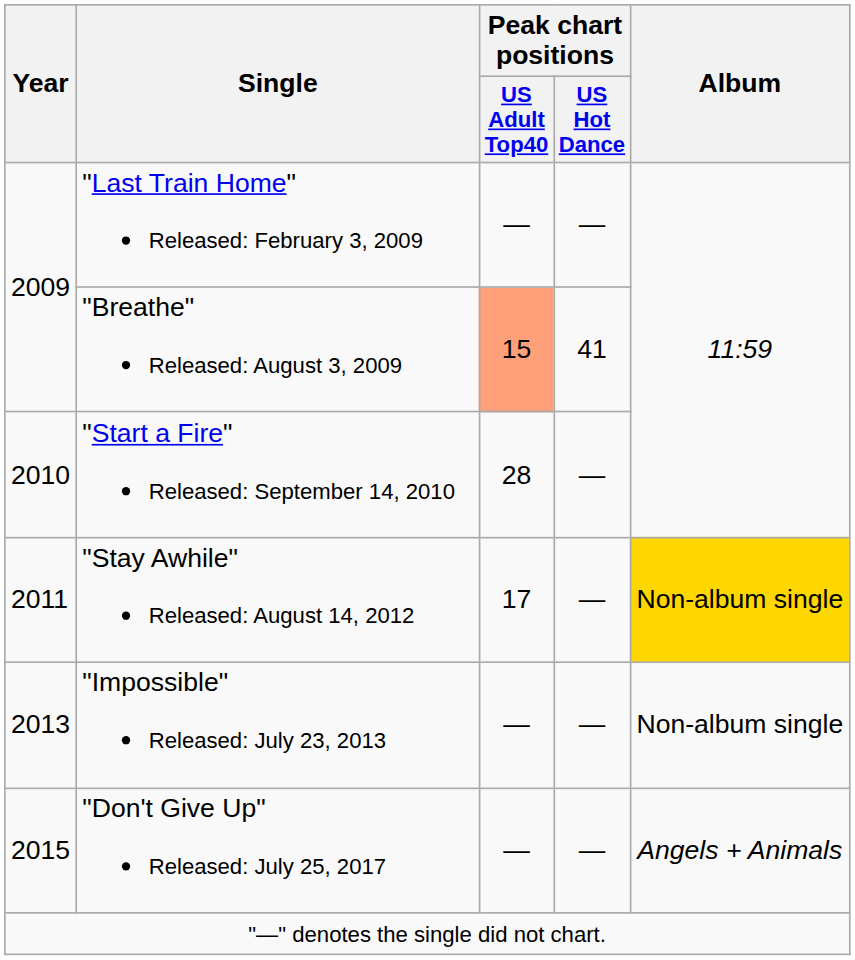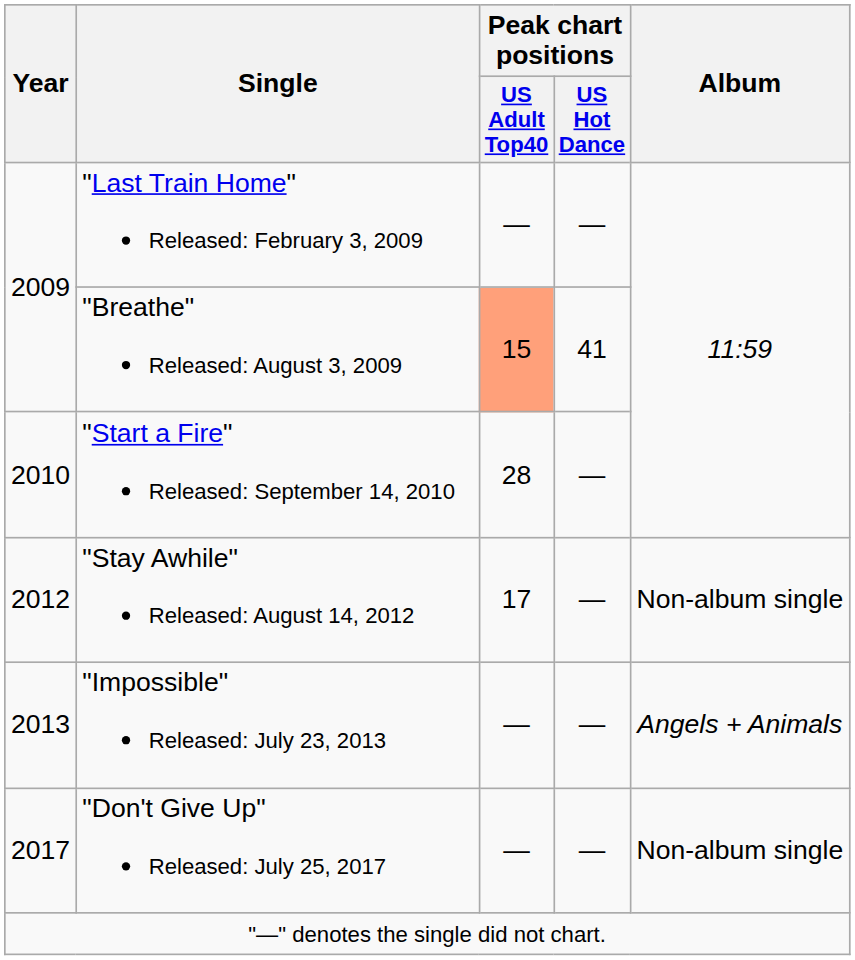(40, 599) 2011 -> (40, 599) 2012
(740, 599) gold background -> (740, 599) no background
(740, 724) Non-album single -> (740, 724) Angels + Animals
(40, 849) 2015 -> (40, 849) 2017
(740, 849) Angels + Animals -> (740, 849) Non-album single
